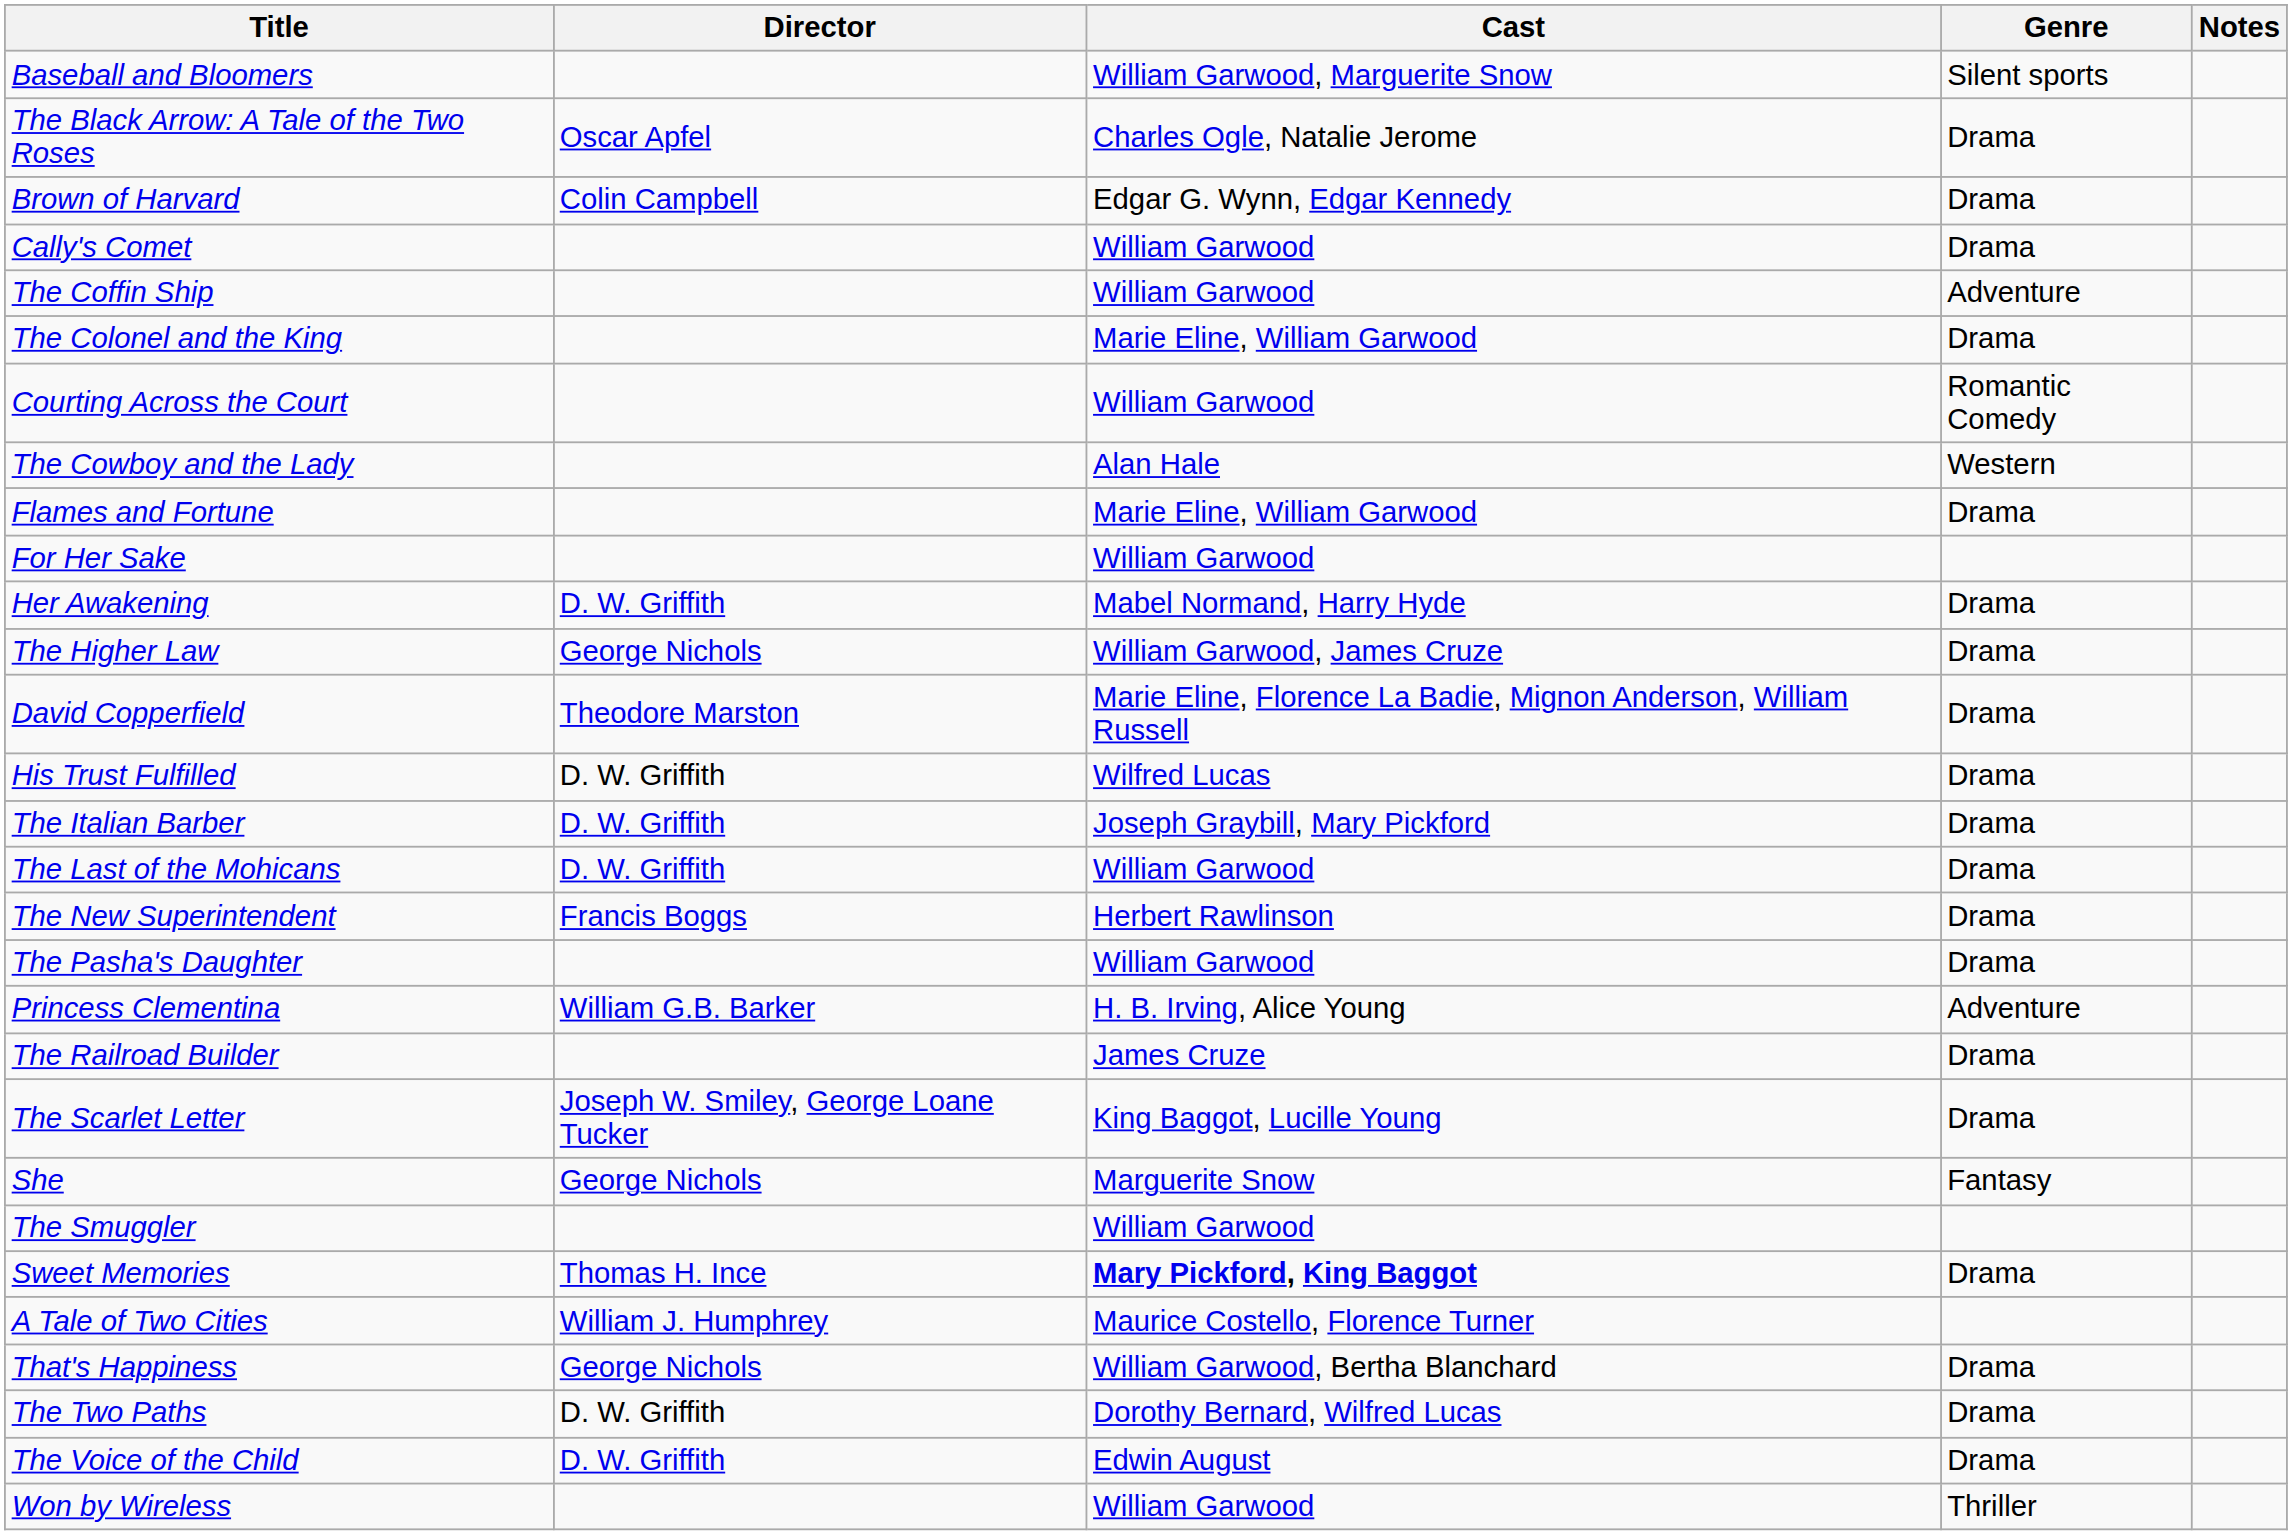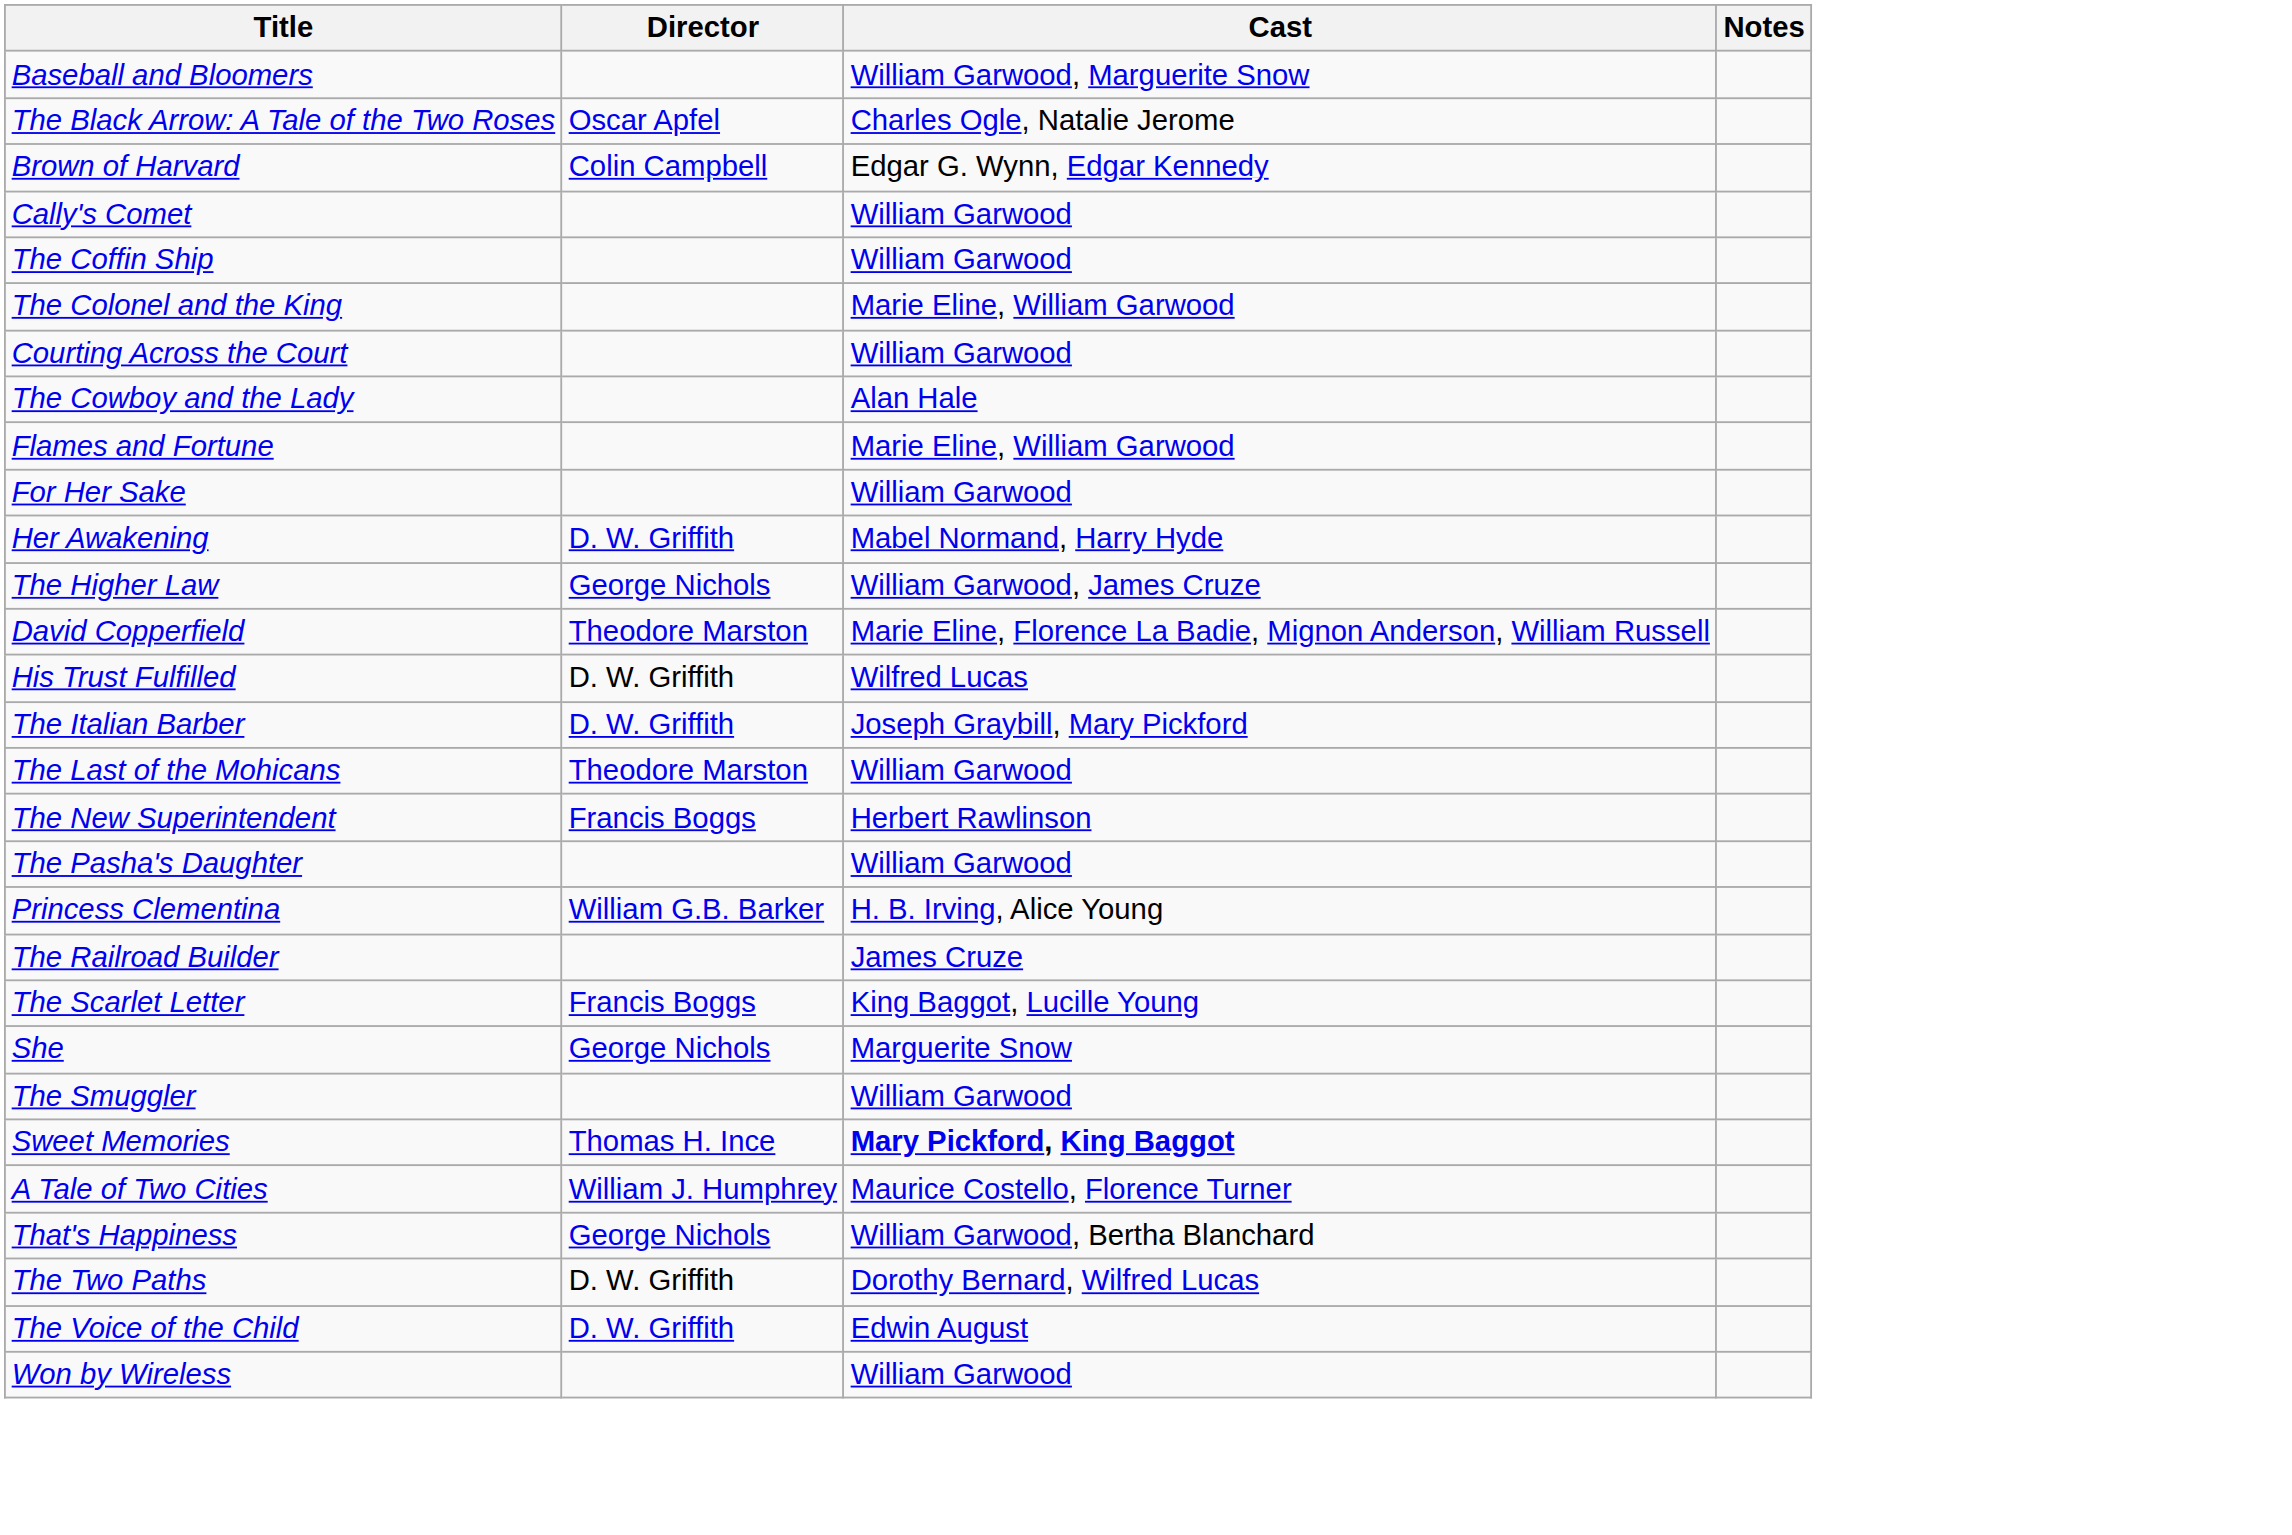- column: (2066, 27)
(642, 869) D. W. Griffith -> (688, 770) Theodore Marston
(777, 1118) Joseph W. Smiley, George Loane Tucker -> (662, 1002) Francis Boggs
